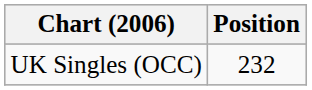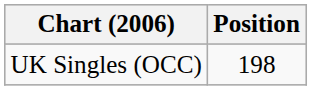(257, 64) 232 -> (257, 64) 198
